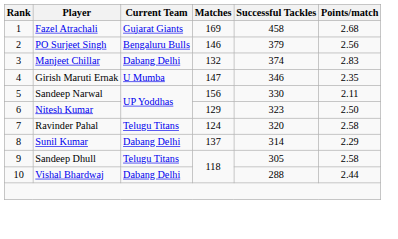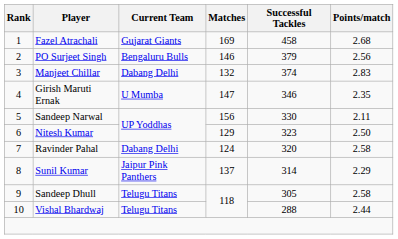(151, 126) Telugu Titans -> (150, 149) Dabang Delhi
(152, 142) Dabang Delhi -> (144, 171) Jaipur Pink Panthers
(152, 175) Dabang Delhi -> (149, 209) Telugu Titans
